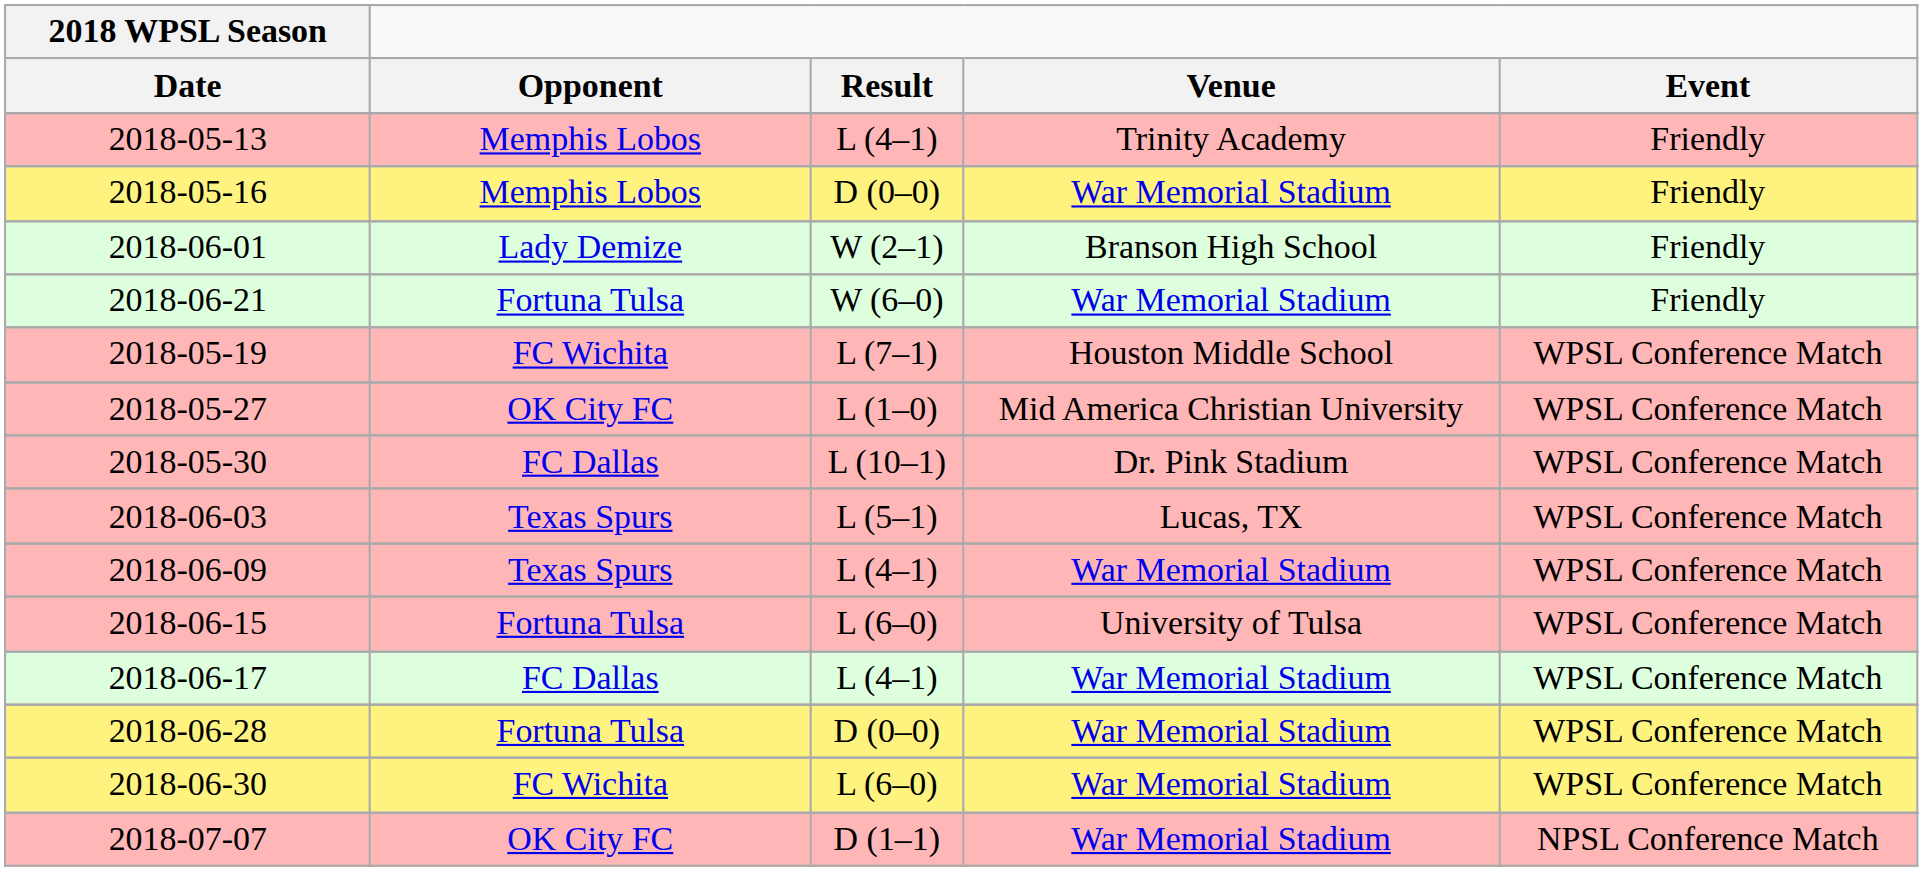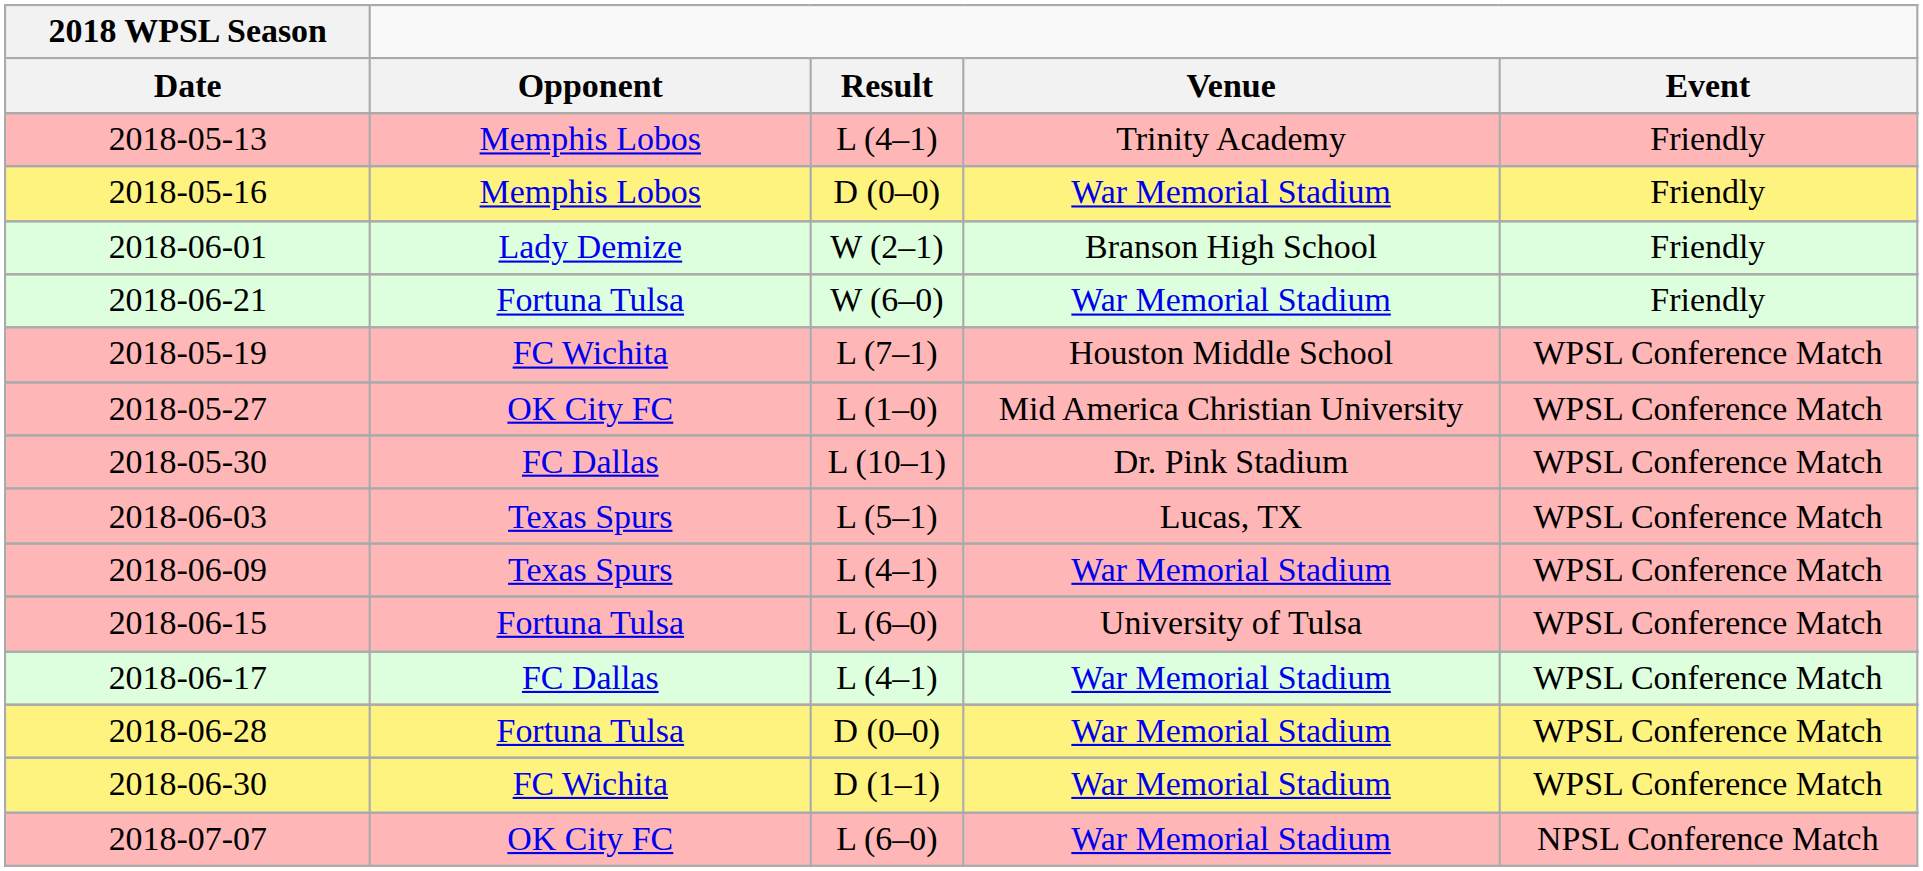(887, 784) L (6–0) -> (887, 784) D (1–1)
(887, 838) D (1–1) -> (887, 838) L (6–0)
